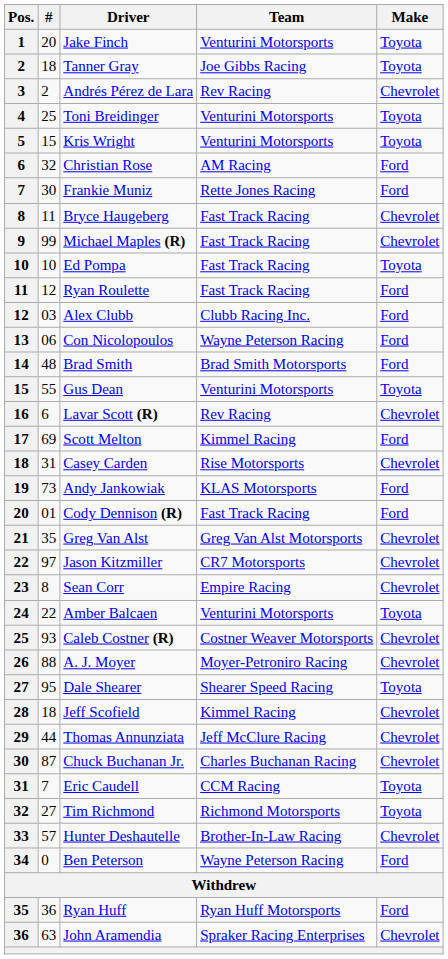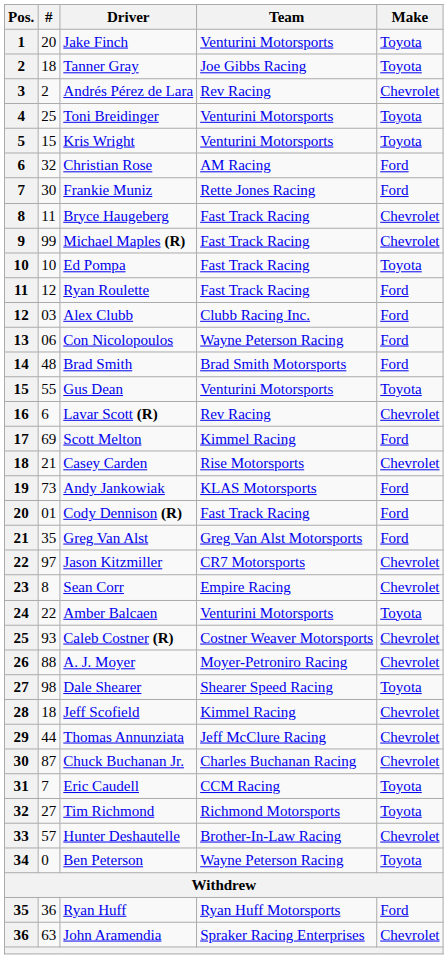(49, 463) 31 -> (49, 463) 21
(410, 538) Chevrolet -> (394, 538) Ford
(49, 687) 95 -> (49, 687) 98
(394, 860) Ford -> (401, 860) Toyota
